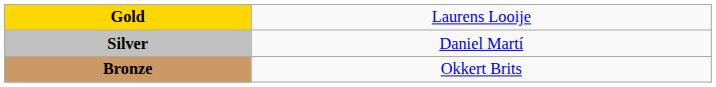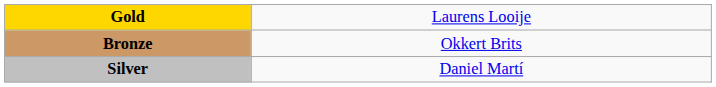rows swapped: (128, 43) <-> (128, 69)
